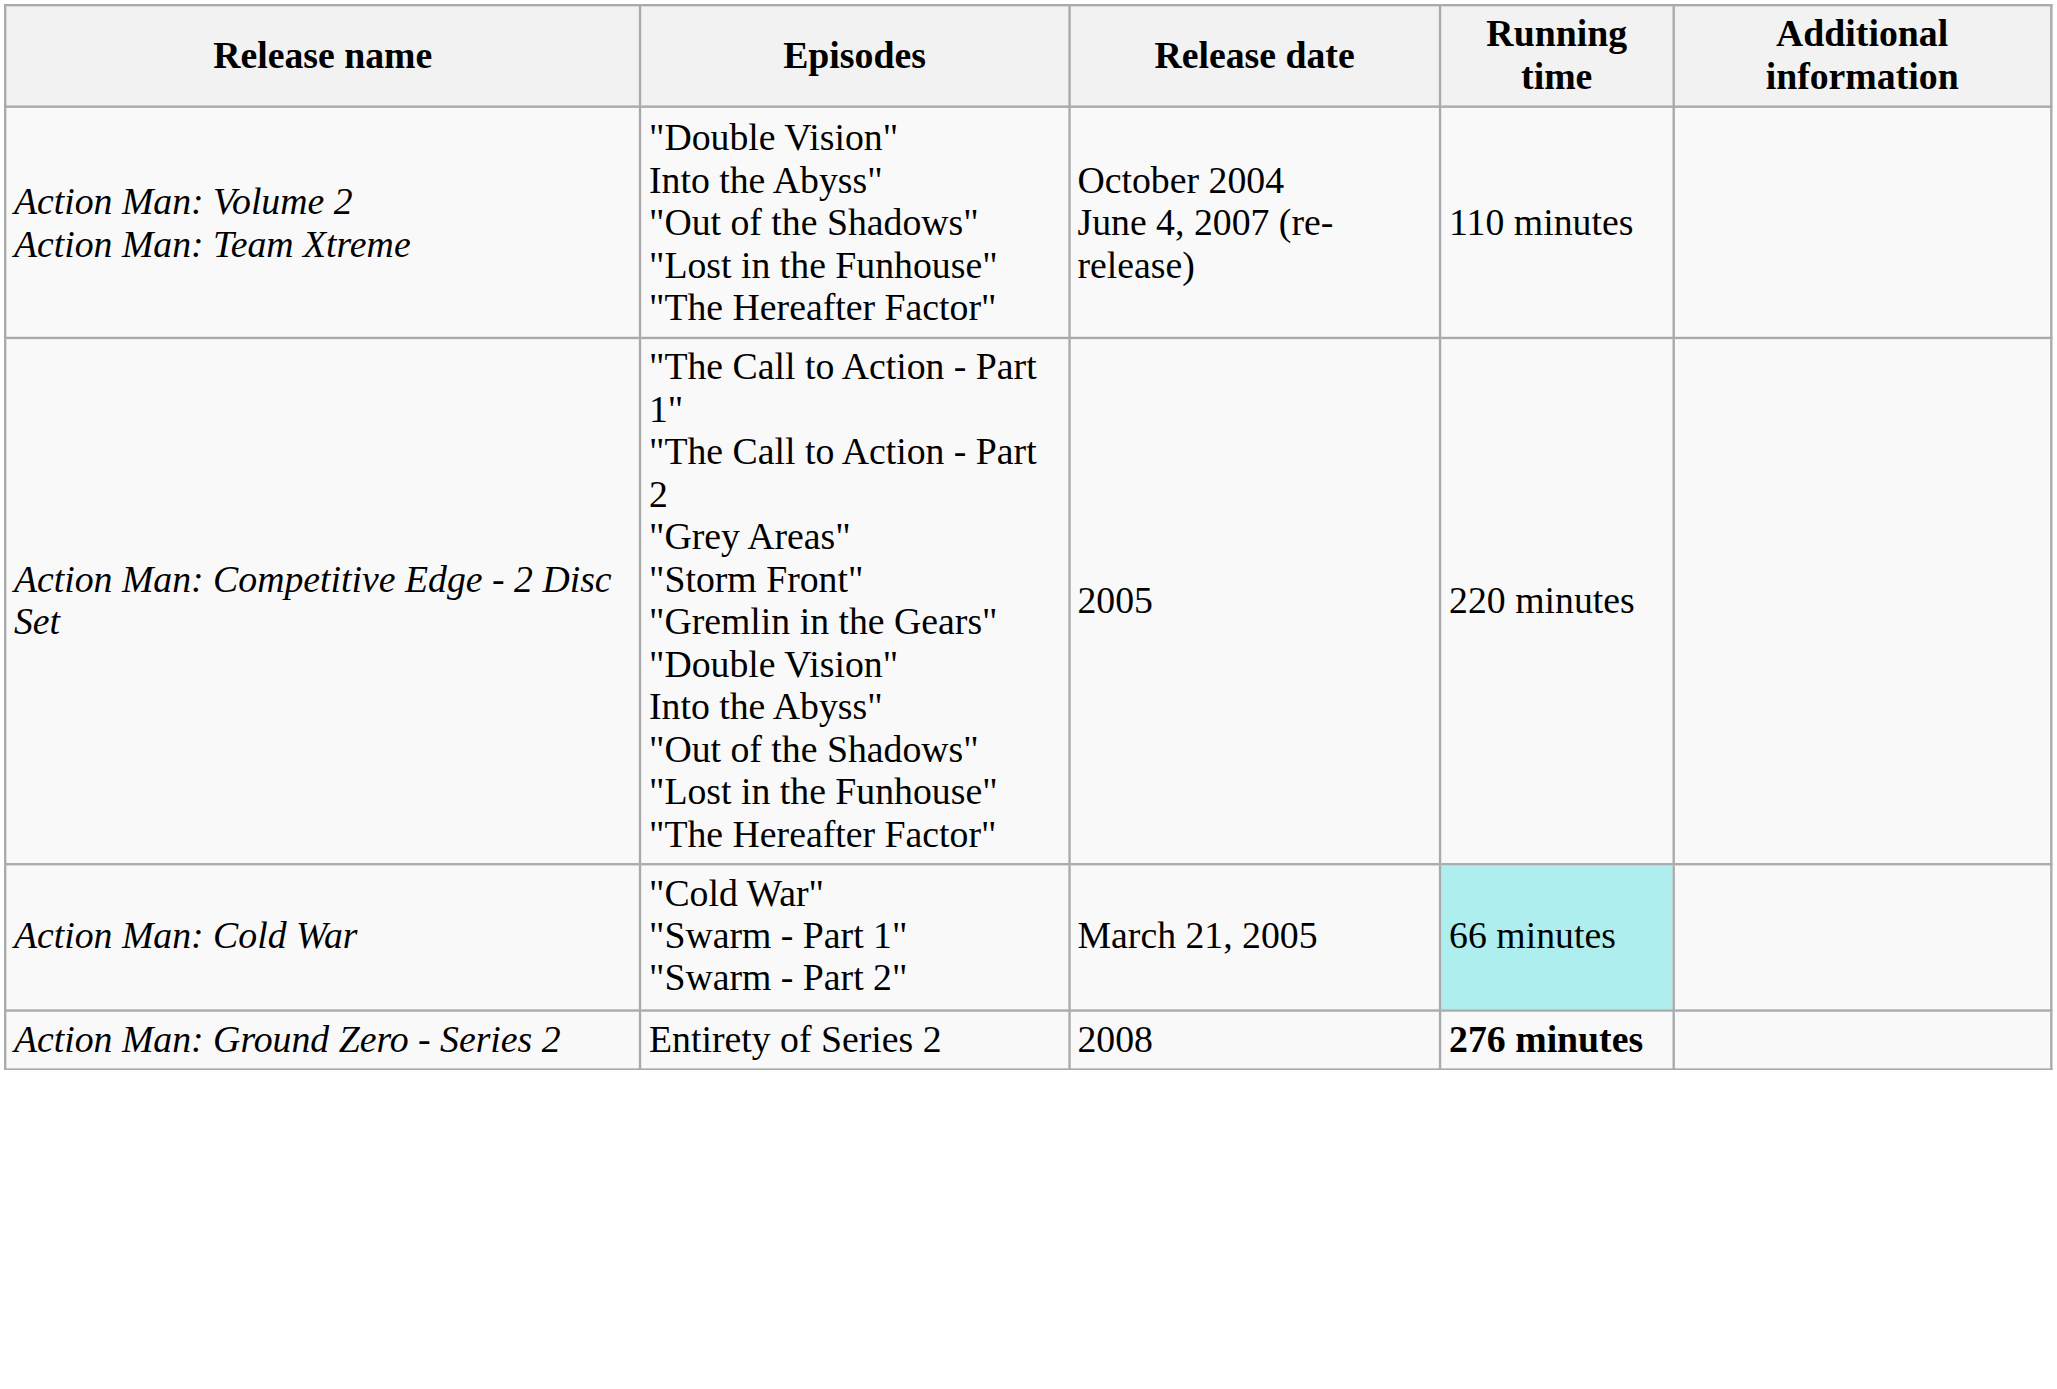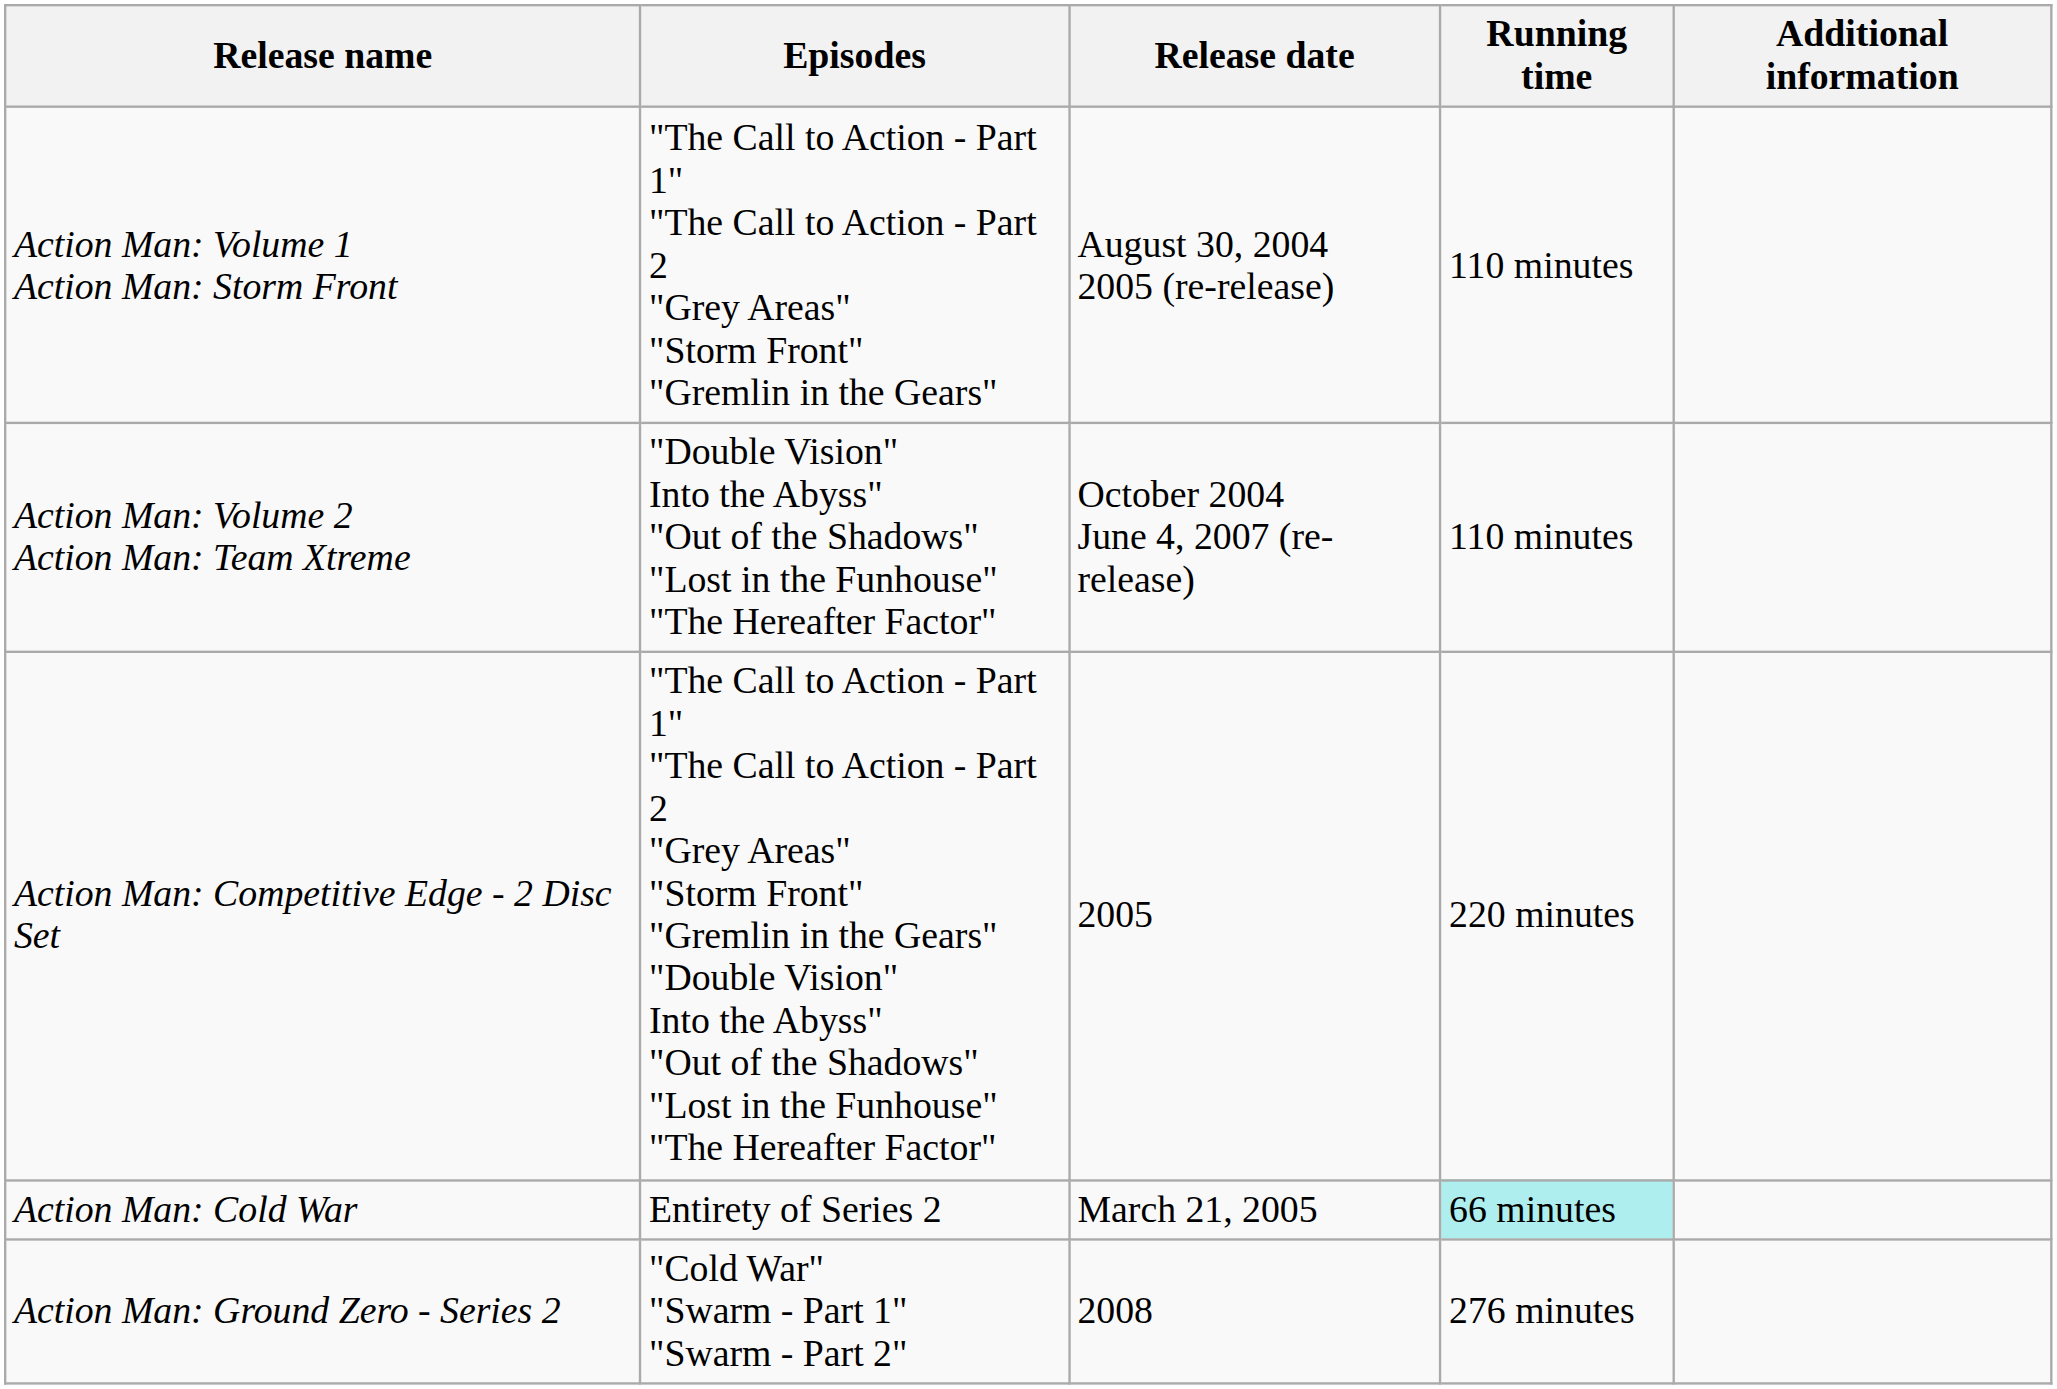+ row: (206, 264)
(778, 936) "Cold War" "Swarm - Part 1" "Swarm - Part 2" -> (795, 1208) Entirety of Series 2
(795, 1038) Entirety of Series 2 -> (778, 1310) "Cold War" "Swarm - Part 1" "Swarm - Part 2"
(1546, 1038) bold -> (1542, 1310) normal
